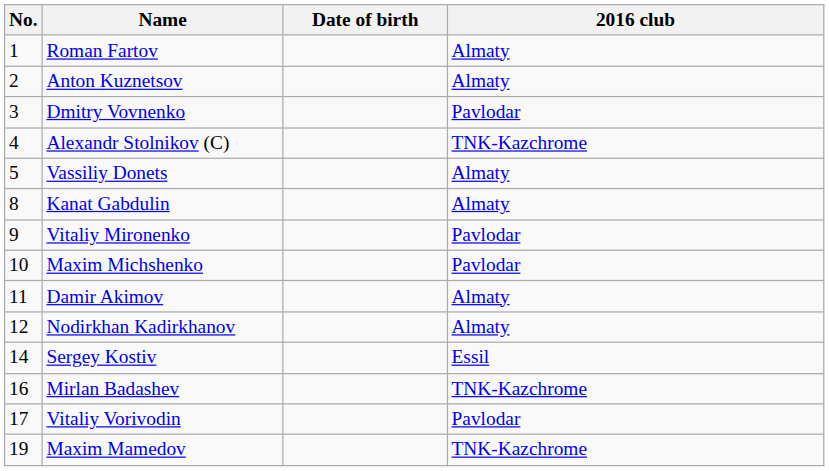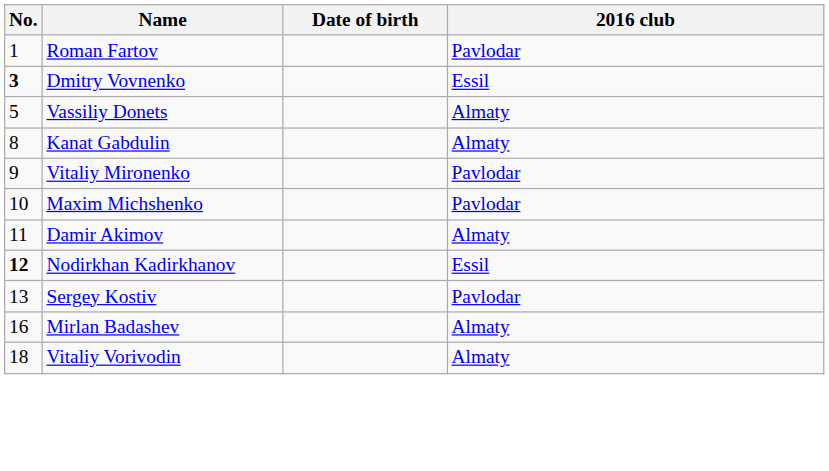(481, 50) Almaty -> (486, 50) Pavlodar
- row: (115, 81)
(14, 111) normal -> (14, 81) bold
(486, 111) Pavlodar -> (470, 81) Essil
- row: (138, 142)
(19, 326) normal -> (19, 265) bold
(481, 326) Almaty -> (470, 265) Essil
(19, 357) 14 -> (19, 296) 13
(470, 357) Essil -> (486, 296) Pavlodar
(519, 388) TNK-Kazchrome -> (481, 326) Almaty
(19, 419) 17 -> (19, 357) 18
(486, 419) Pavlodar -> (481, 357) Almaty
- row: (116, 449)
